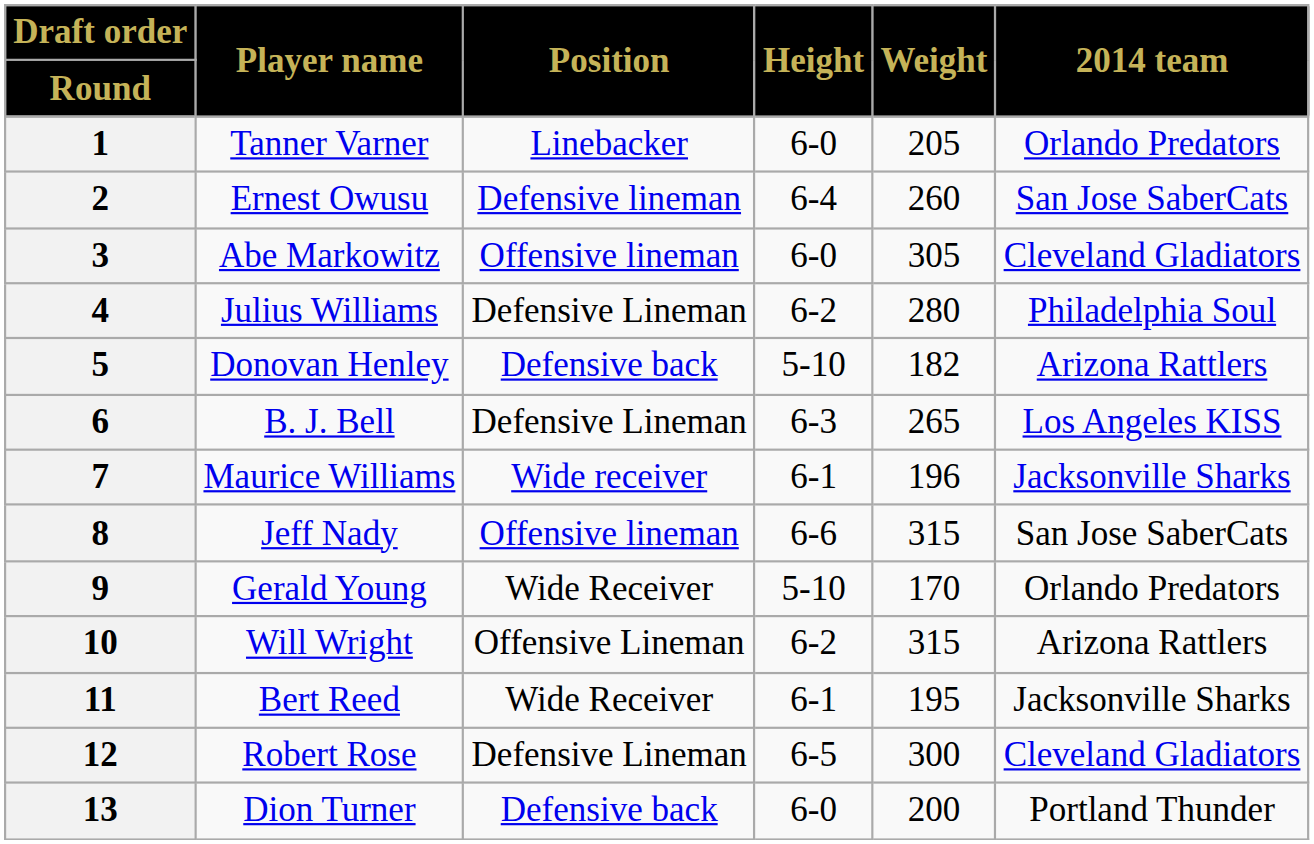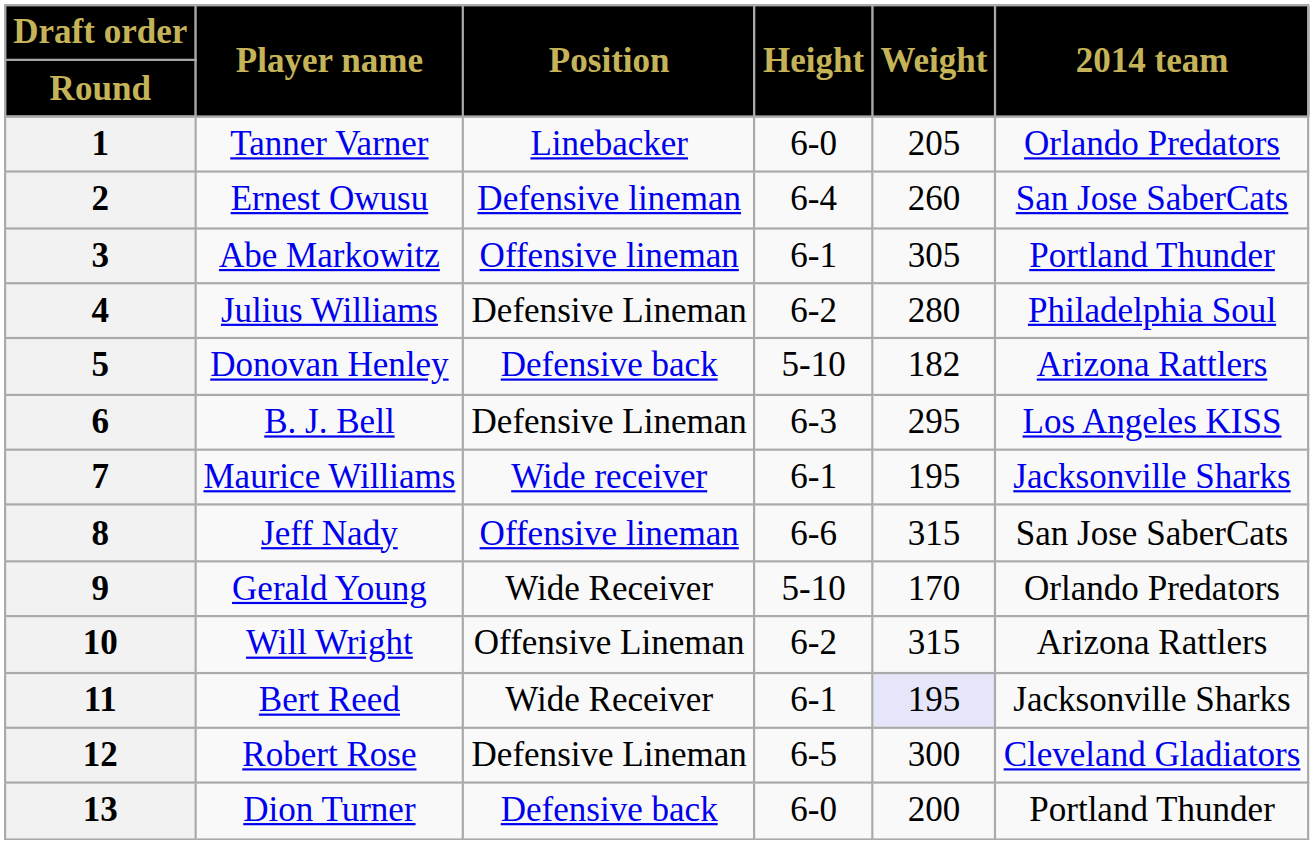(814, 254) 6-0 -> (814, 254) 6-1
(1152, 254) Cleveland Gladiators -> (1152, 254) Portland Thunder
(934, 421) 265 -> (934, 421) 295
(934, 476) 196 -> (934, 476) 195
(934, 699) no background -> (934, 699) lavender background
